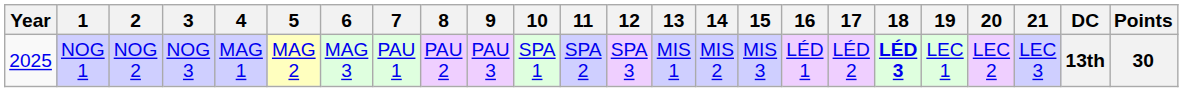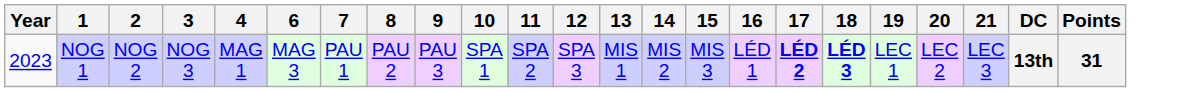- column: (294, 19)
(31, 60) 2025 -> (31, 60) 2023
(851, 60) normal -> (799, 60) bold
(1143, 60) 30 -> (1092, 60) 31
